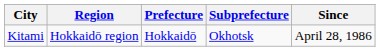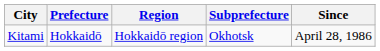columns swapped: (94, 14) <-> (174, 14)
